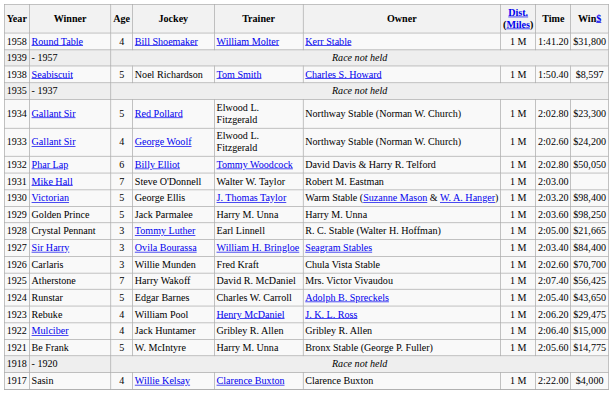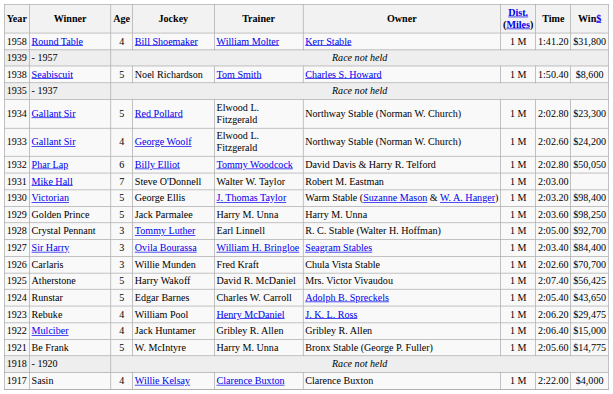(590, 74) $8,597 -> (590, 74) $8,600
(590, 231) $21,665 -> (590, 231) $92,700
(122, 281) 7 -> (122, 281) 5
